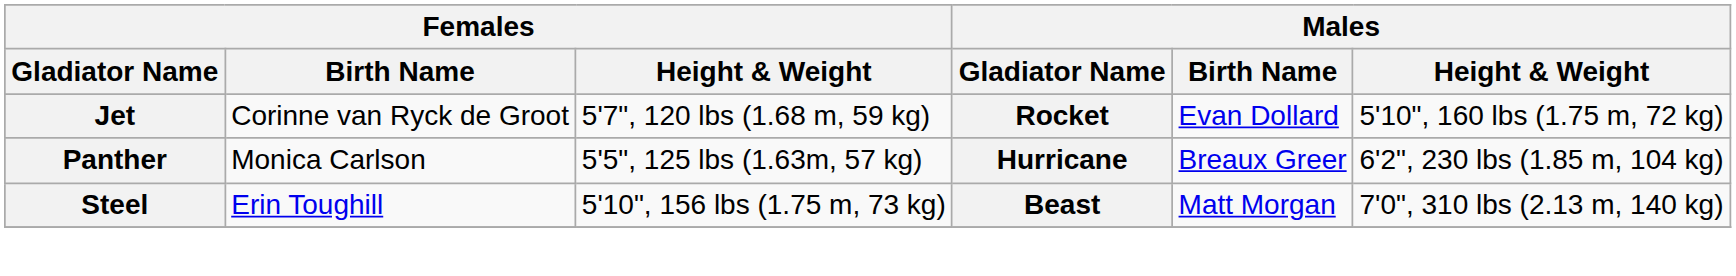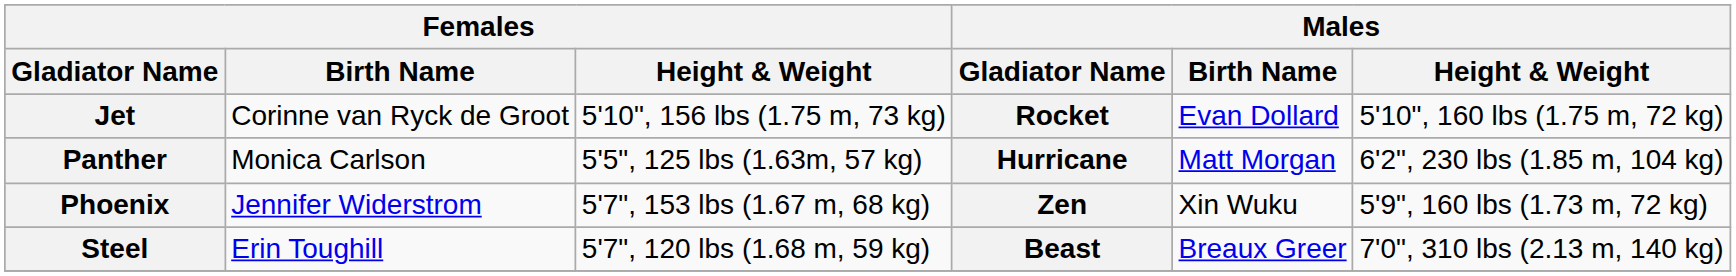(756, 115) 5'7", 120 lbs (1.68 m, 59 kg) -> (764, 115) 5'10", 156 lbs (1.75 m, 73 kg)
(1263, 159) Breaux Greer -> (1257, 159) Matt Morgan
+ row: (115, 204)
(764, 204) 5'10", 156 lbs (1.75 m, 73 kg) -> (756, 248) 5'7", 120 lbs (1.68 m, 59 kg)
(1257, 204) Matt Morgan -> (1263, 248) Breaux Greer
